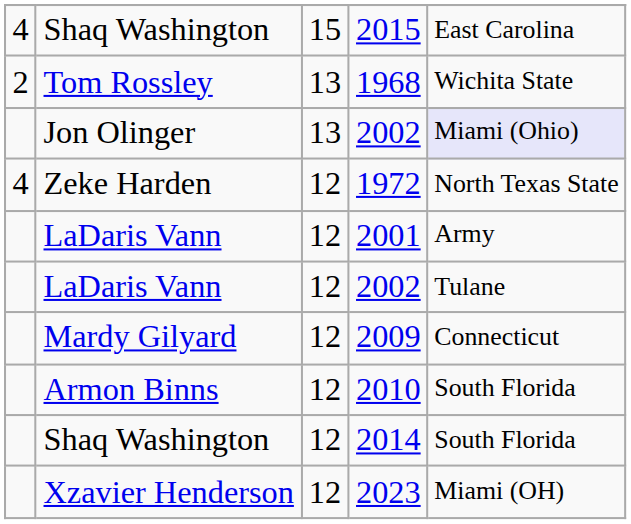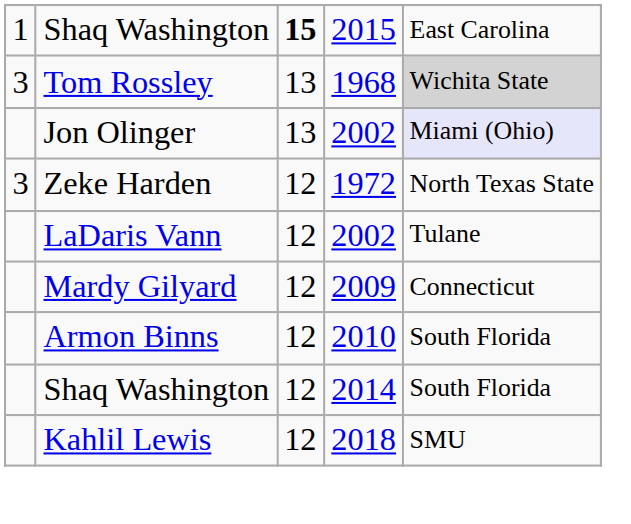(21, 30) 4 -> (21, 30) 1
(325, 30) normal -> (300, 30) bold
(21, 81) 2 -> (21, 81) 3
(504, 81) no background -> (479, 81) lightgrey background
(21, 183) 4 -> (21, 183) 3
- row: (133, 235)
+ row: (127, 440)
- row: (169, 491)
